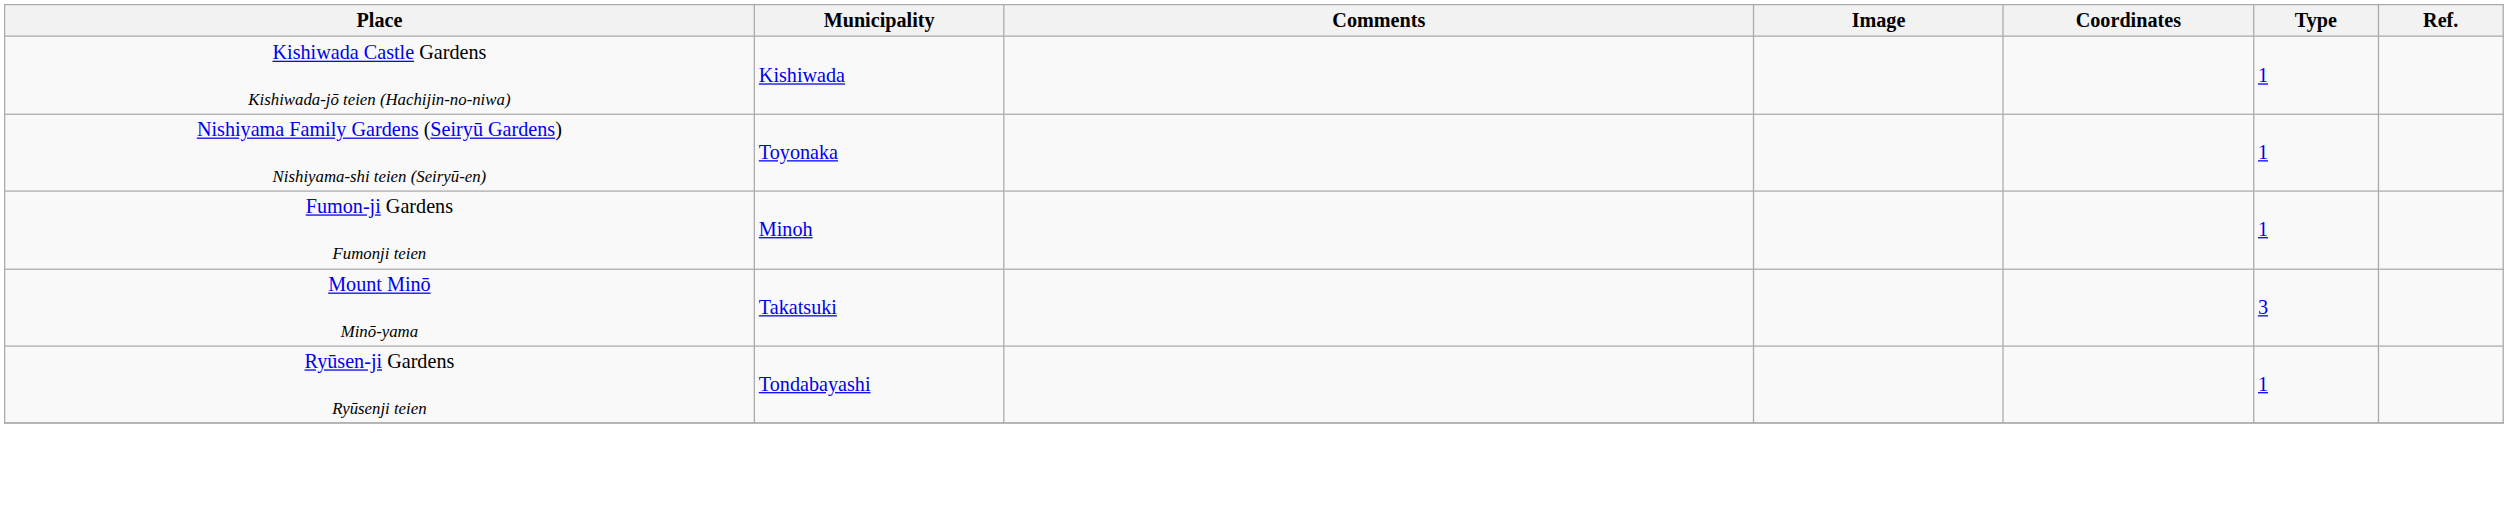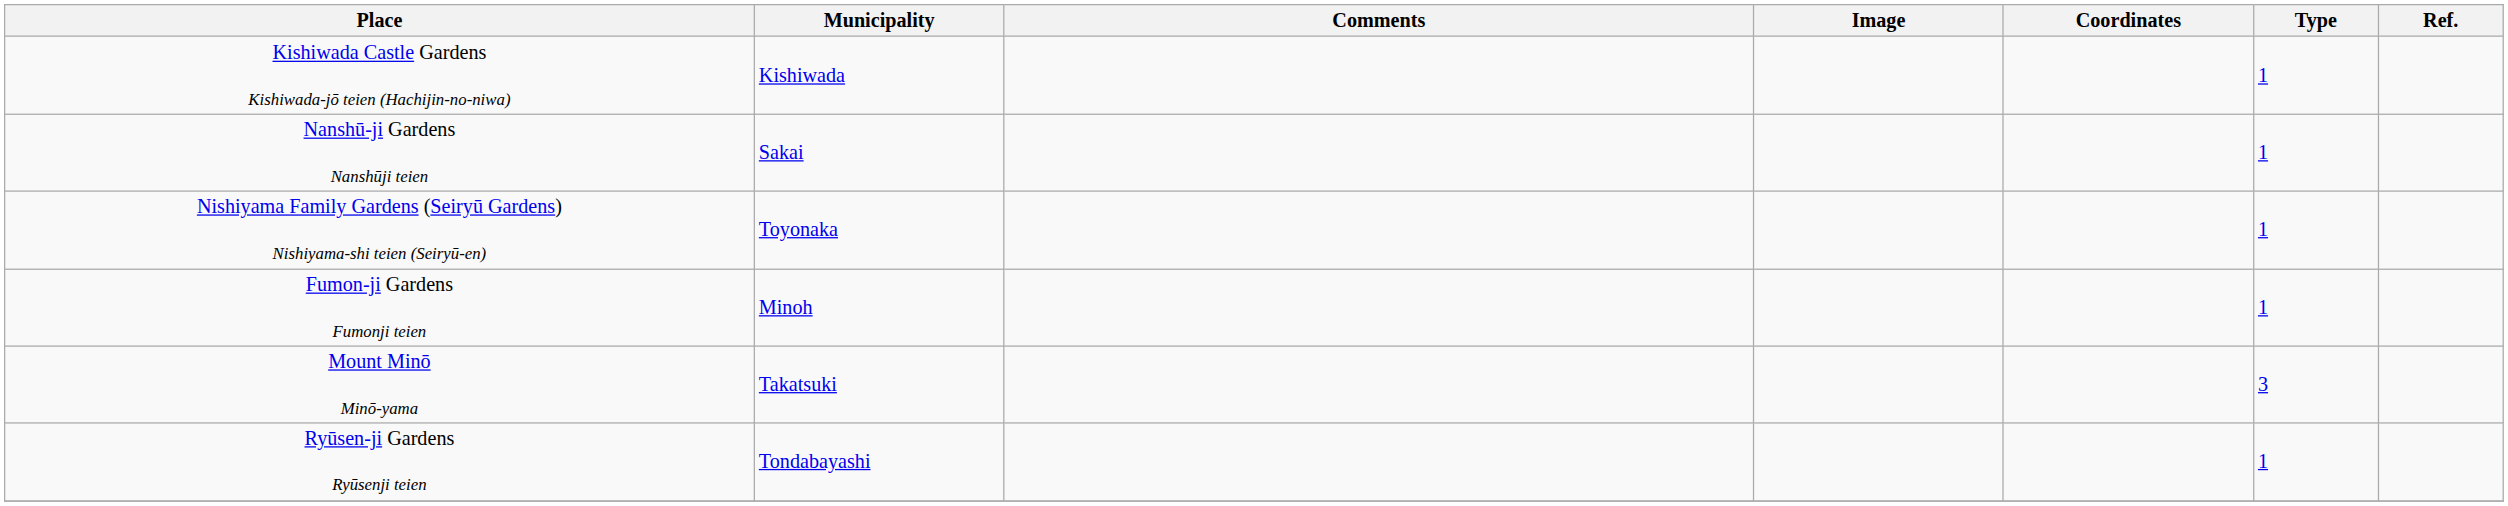+ row: (379, 152)
